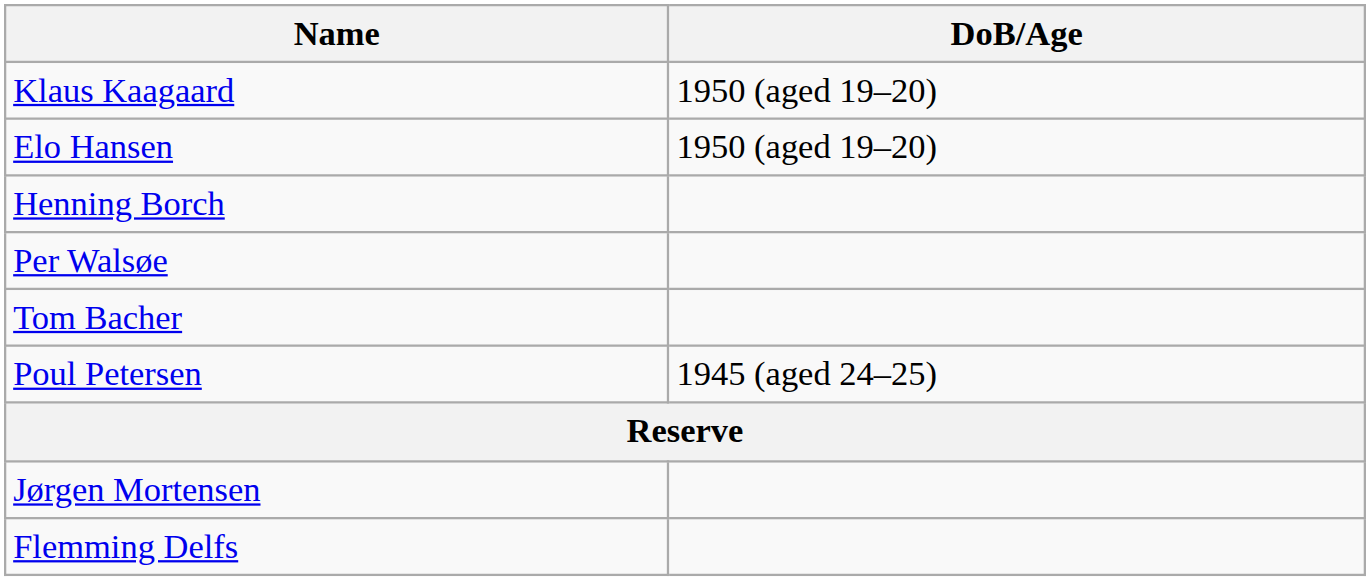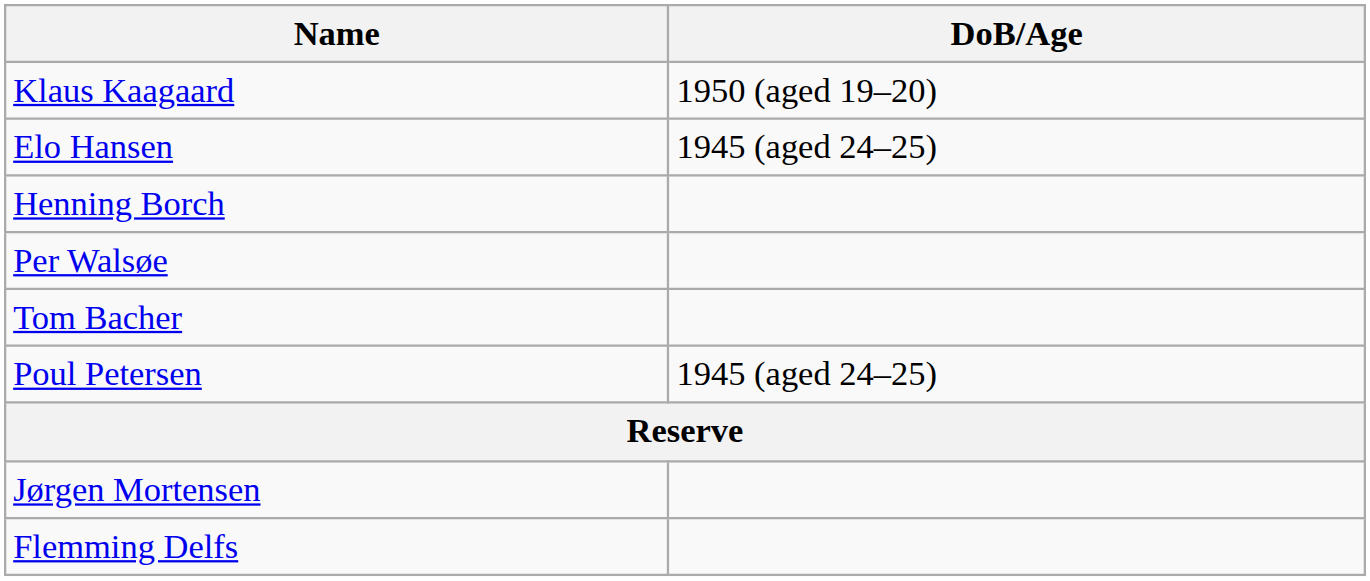(807, 146) 1950 (aged 19–20) -> (807, 146) 1945 (aged 24–25)
